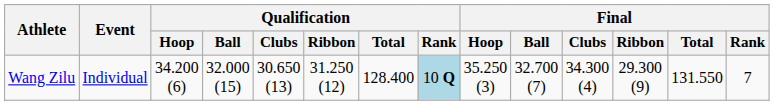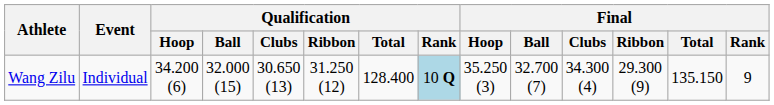(697, 78) 131.550 -> (697, 78) 135.150
(748, 78) 7 -> (748, 78) 9
